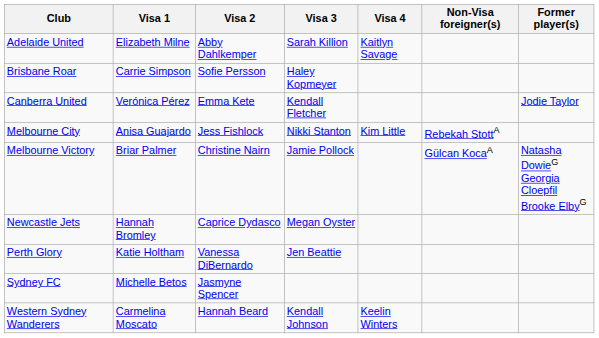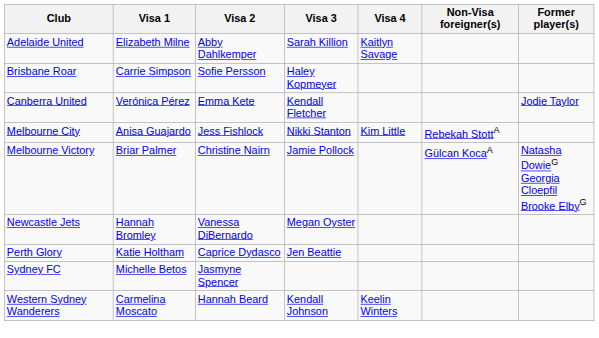(239, 223) Caprice Dydasco -> (225, 229) Vanessa DiBernardo
(225, 259) Vanessa DiBernardo -> (239, 252) Caprice Dydasco
